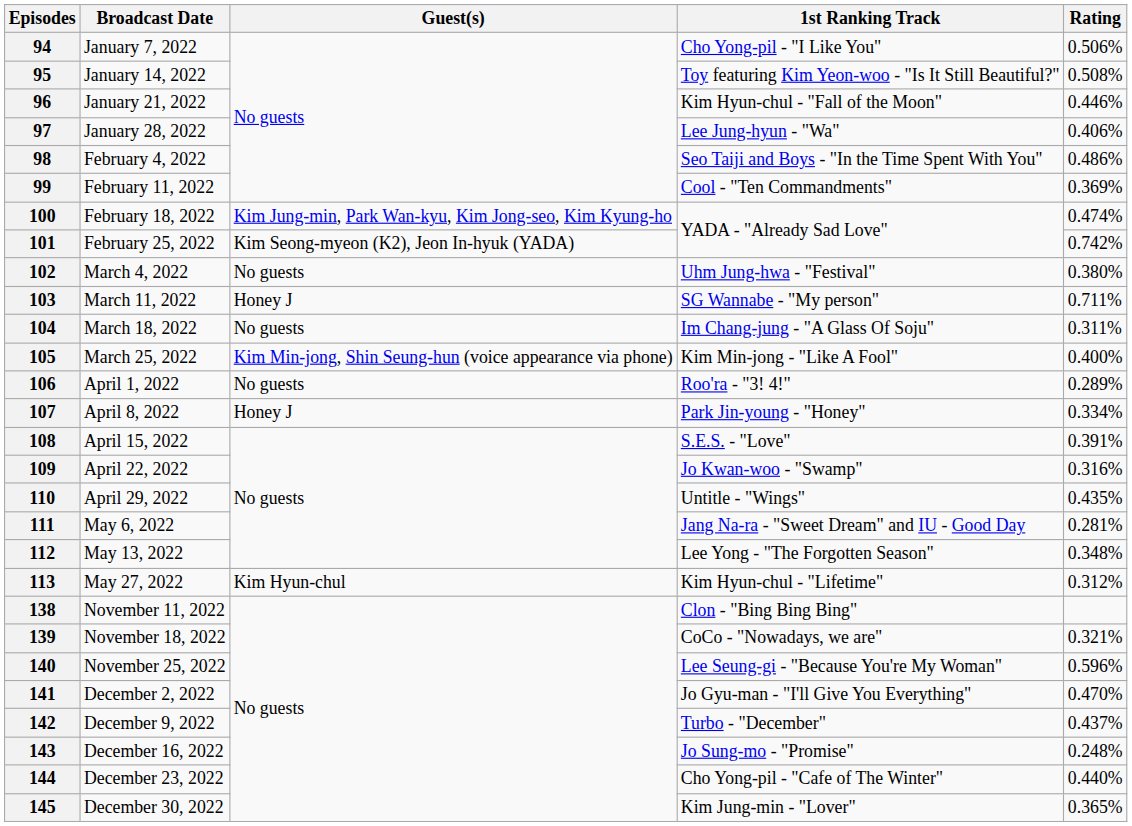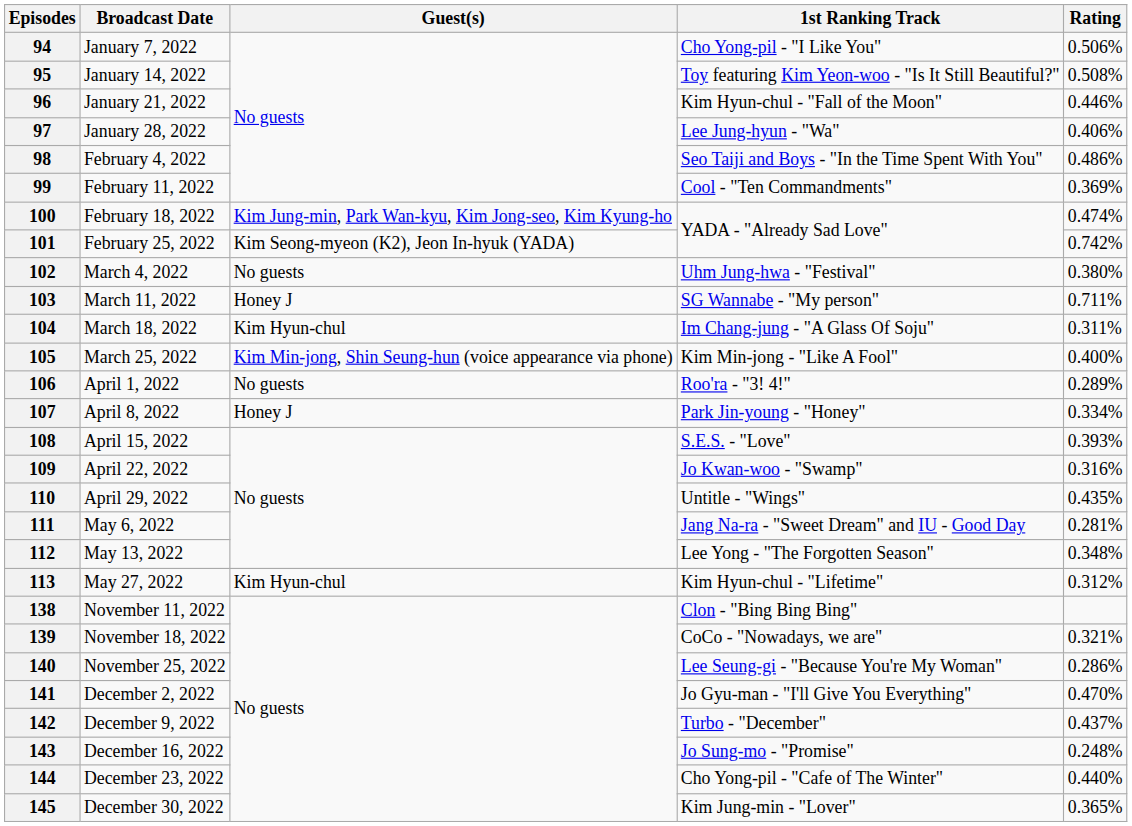(269, 328) No guests -> (290, 328) Kim Hyun-chul
(1095, 441) 0.391% -> (1095, 441) 0.393%
(1095, 666) 0.596% -> (1095, 666) 0.286%
